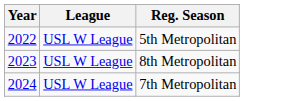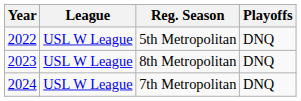+ column: (268, 15)
